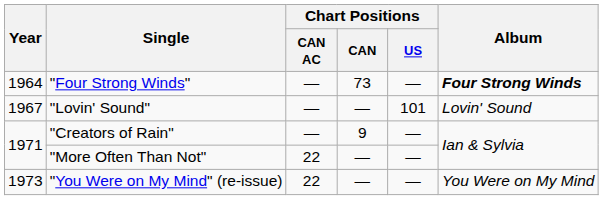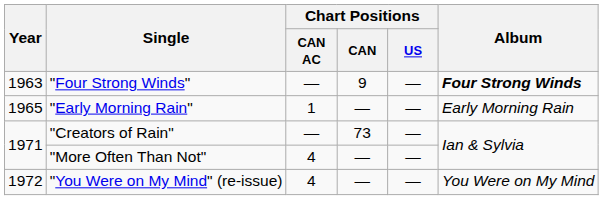(25, 83) 1964 -> (25, 83) 1963
(362, 83) 73 -> (362, 83) 9
+ row: (121, 108)
- row: (100, 108)
(362, 132) 9 -> (362, 132) 73
(311, 157) 22 -> (311, 157) 4
(25, 181) 1973 -> (25, 181) 1972
(311, 181) 22 -> (311, 181) 4
